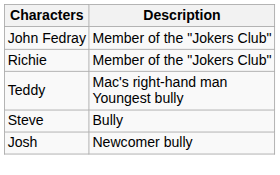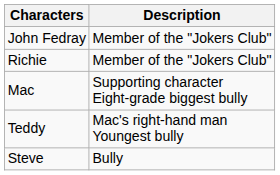+ row: (21, 90)
- row: (23, 143)
